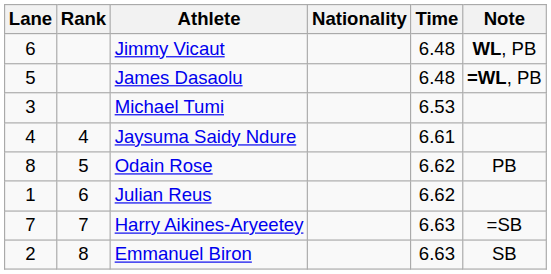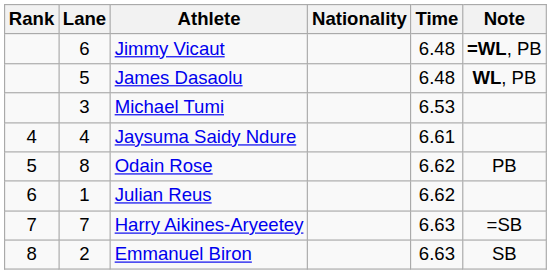columns swapped: (83, 19) <-> (31, 19)
(504, 48) WL, PB -> (504, 48) =WL, PB
(504, 78) =WL, PB -> (504, 78) WL, PB
